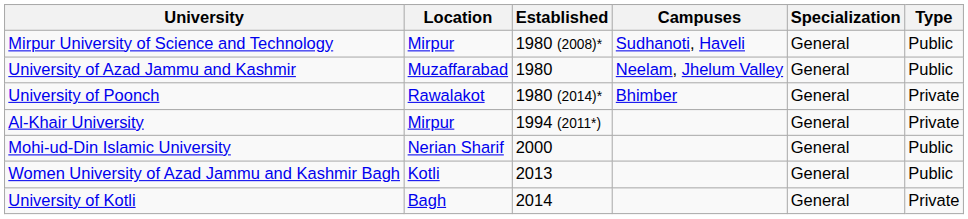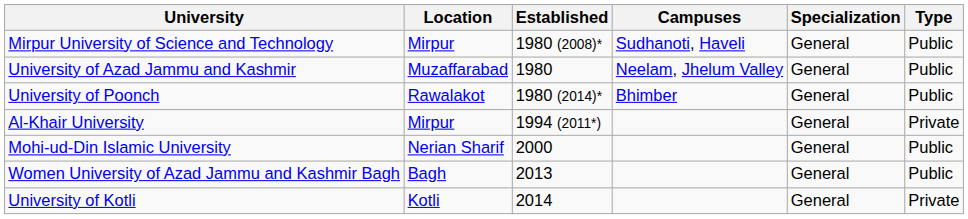(934, 95) Private -> (931, 95) Public
(424, 174) Kotli -> (427, 174) Bagh
(427, 200) Bagh -> (424, 200) Kotli
